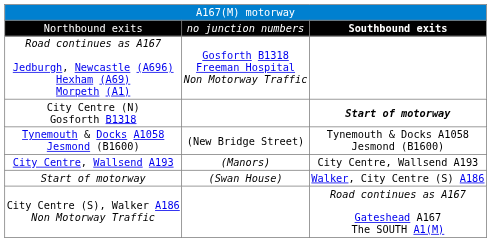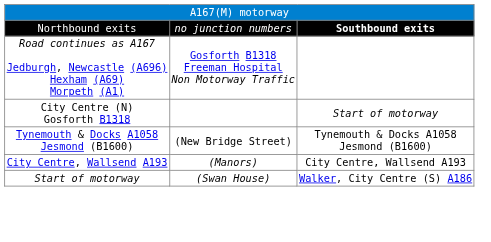(398, 113) bold -> (386, 113) normal
- row: (93, 212)
